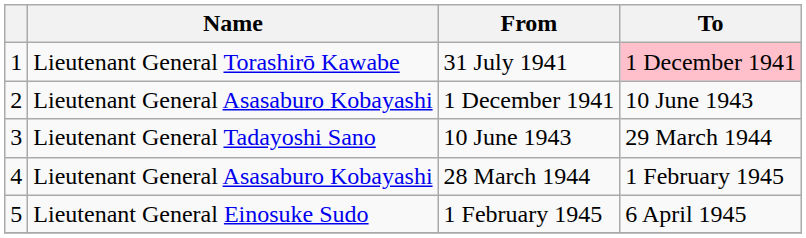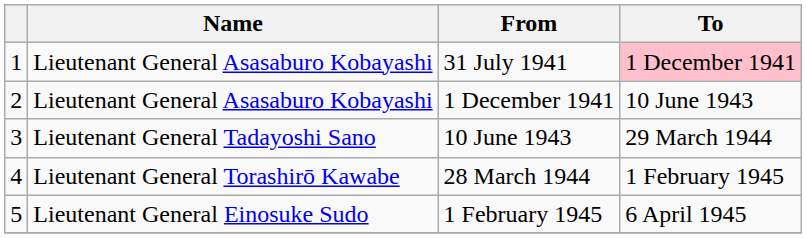(217, 61) Lieutenant General Torashirō Kawabe -> (233, 61) Lieutenant General Asasaburo Kobayashi
(233, 175) Lieutenant General Asasaburo Kobayashi -> (217, 175) Lieutenant General Torashirō Kawabe
